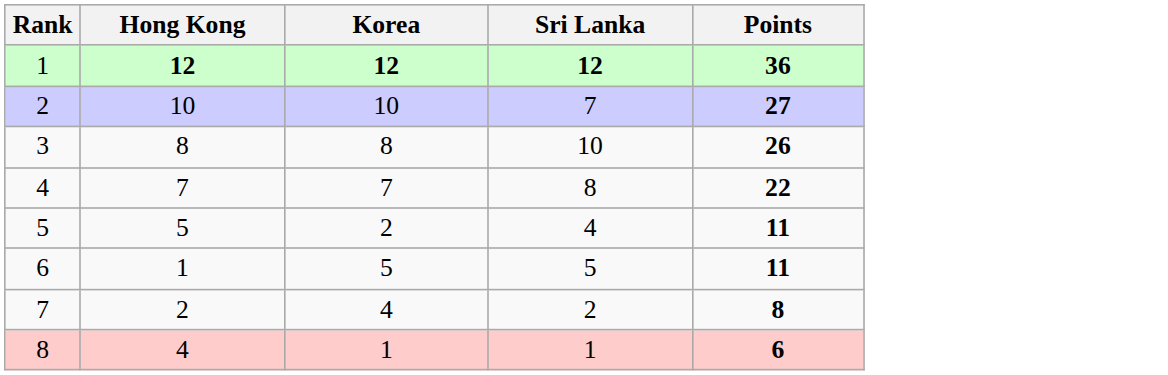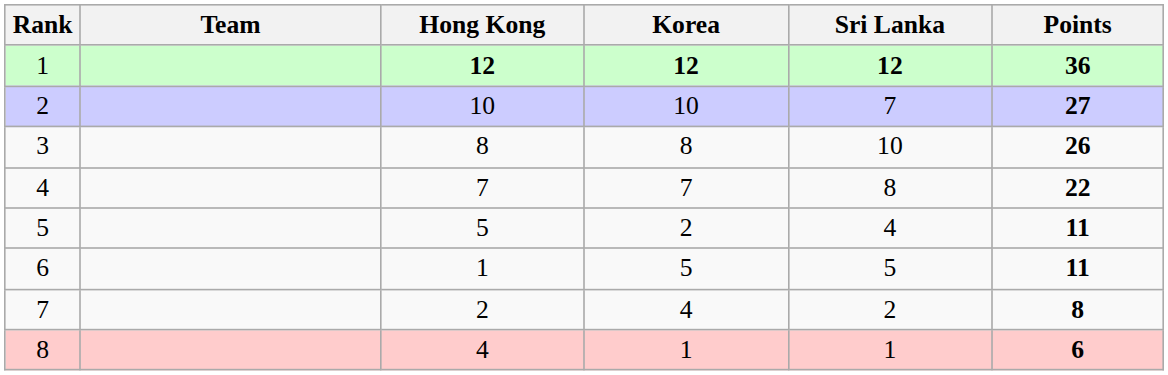+ column: (230, 24)
